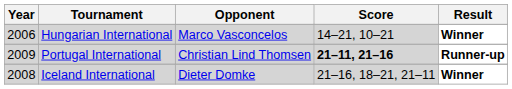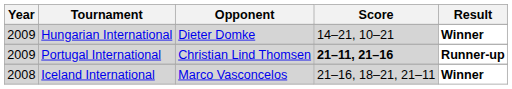(21, 35) 2006 -> (21, 35) 2009
(233, 35) Marco Vasconcelos -> (217, 35) Dieter Domke
(217, 75) Dieter Domke -> (233, 75) Marco Vasconcelos
